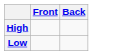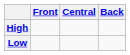+ column: (79, 12)
